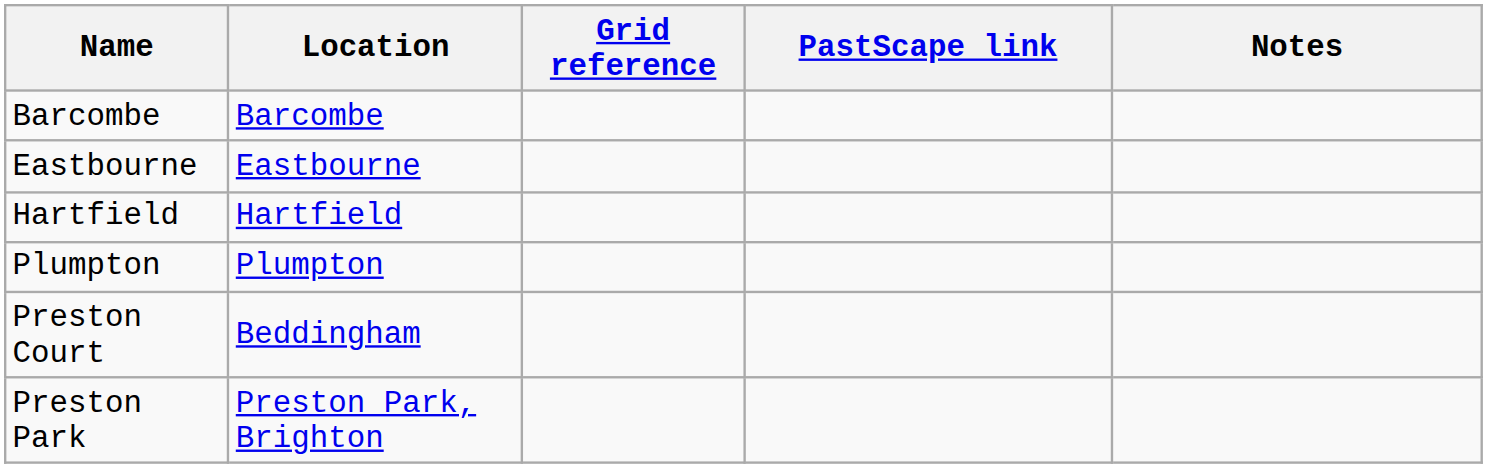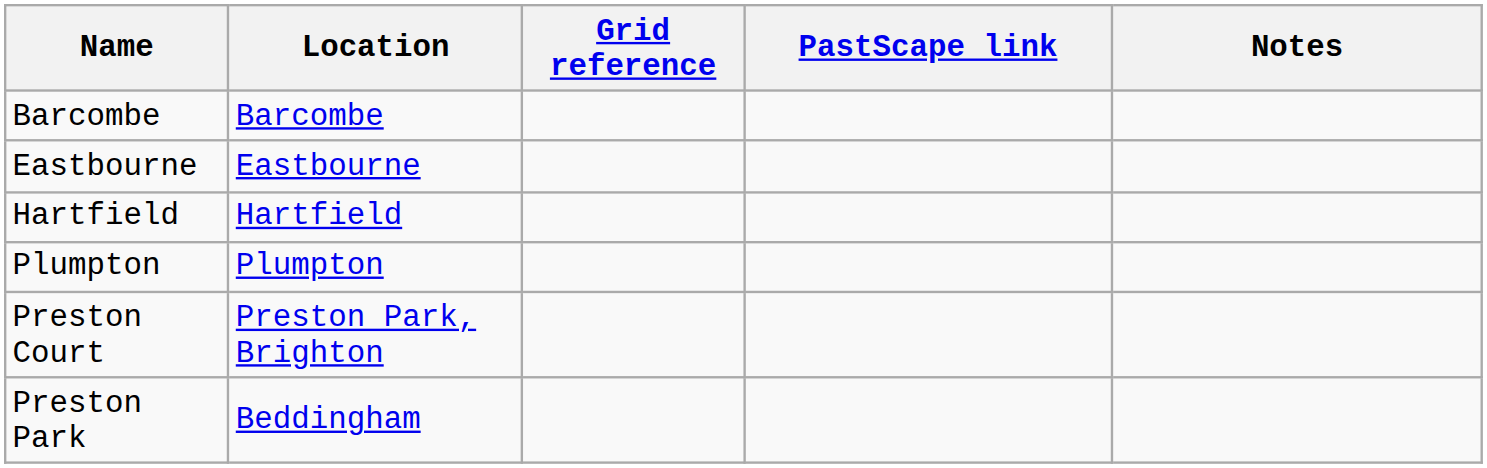(328, 335) Beddingham -> (356, 335) Preston Park, Brighton
(356, 420) Preston Park, Brighton -> (328, 420) Beddingham
